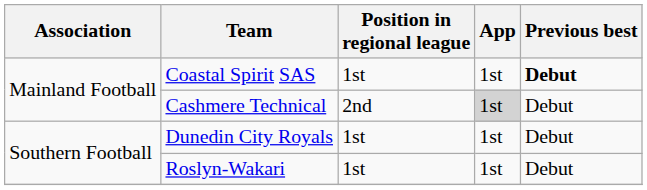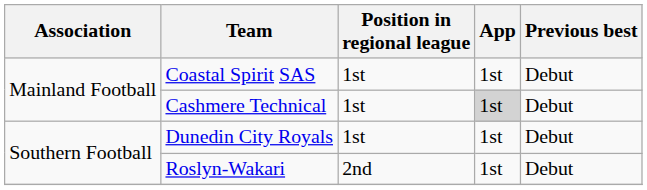(551, 74) bold -> (549, 74) normal
(357, 105) 2nd -> (354, 105) 1st
(354, 168) 1st -> (357, 168) 2nd
